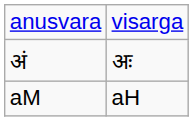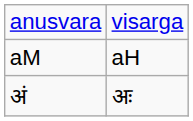rows swapped: (18, 61) <-> (25, 98)
